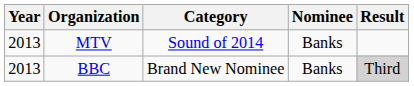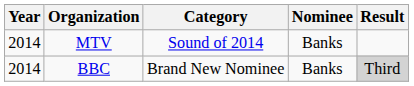(24, 42) 2013 -> (24, 42) 2014
(24, 68) 2013 -> (24, 68) 2014
